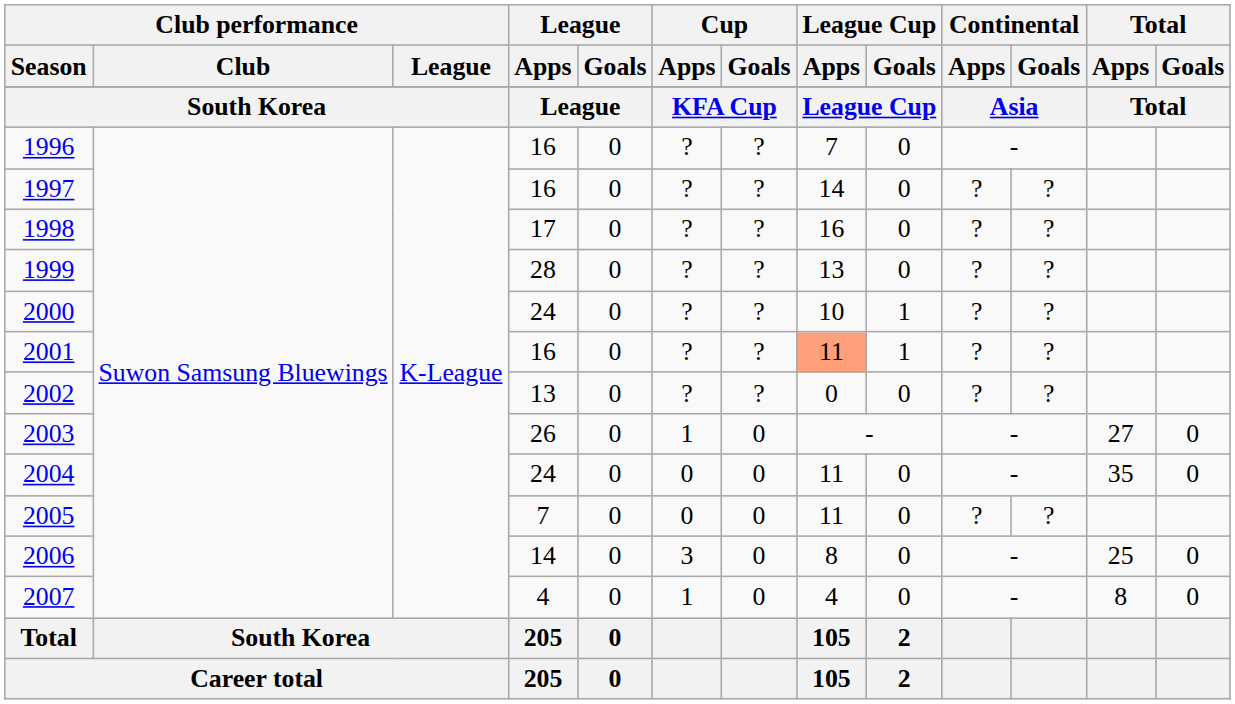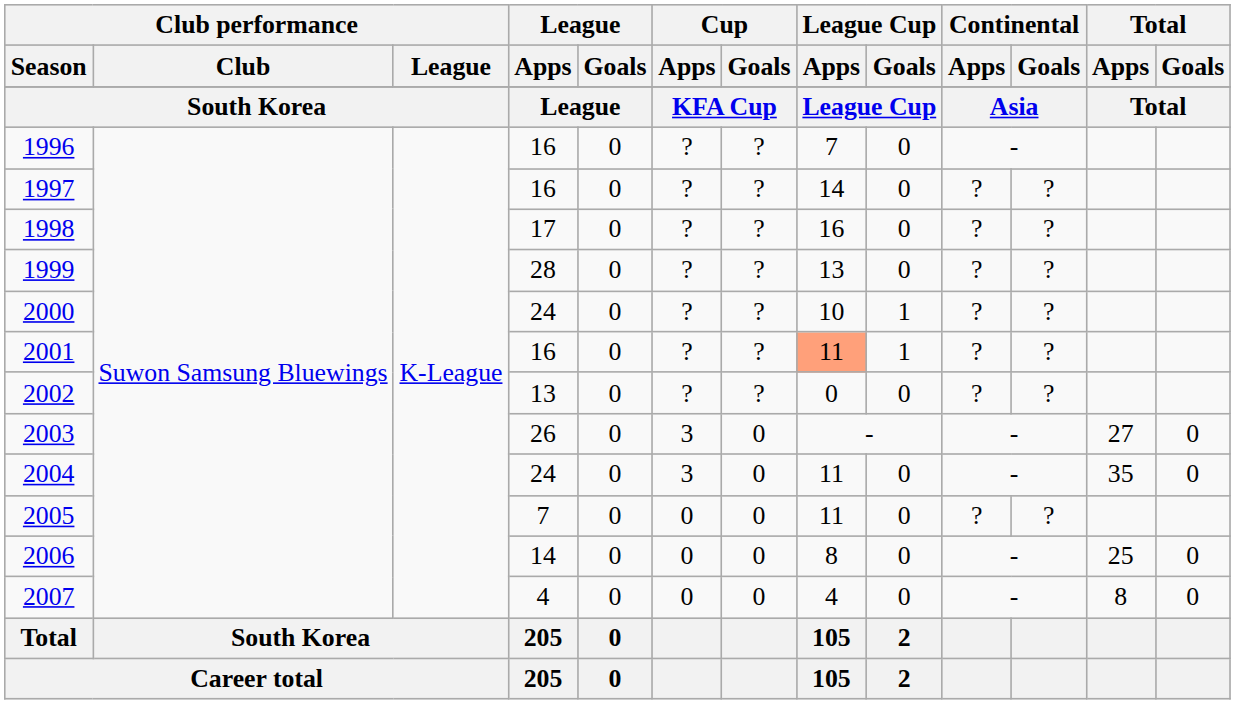(687, 433) 1 -> (687, 433) 3
(687, 474) 0 -> (687, 474) 3
(687, 556) 3 -> (687, 556) 0
(687, 596) 1 -> (687, 596) 0
